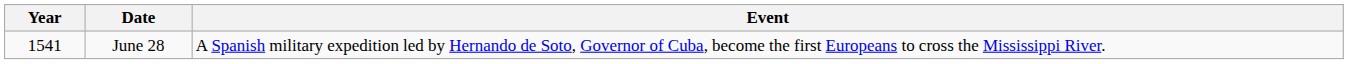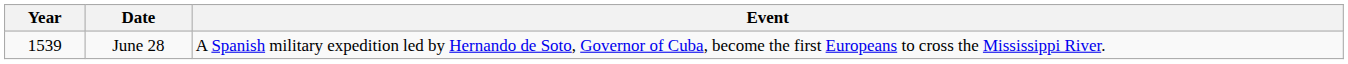(45, 44) 1541 -> (45, 44) 1539
